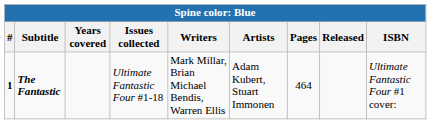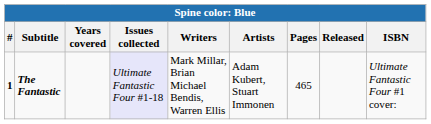(138, 85) no background -> (138, 85) lavender background
(304, 85) 464 -> (304, 85) 465
